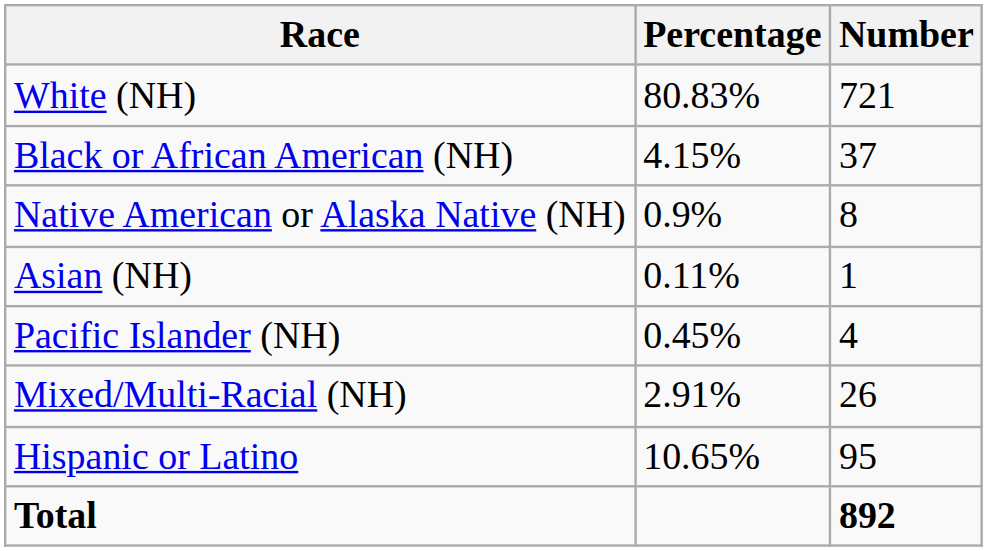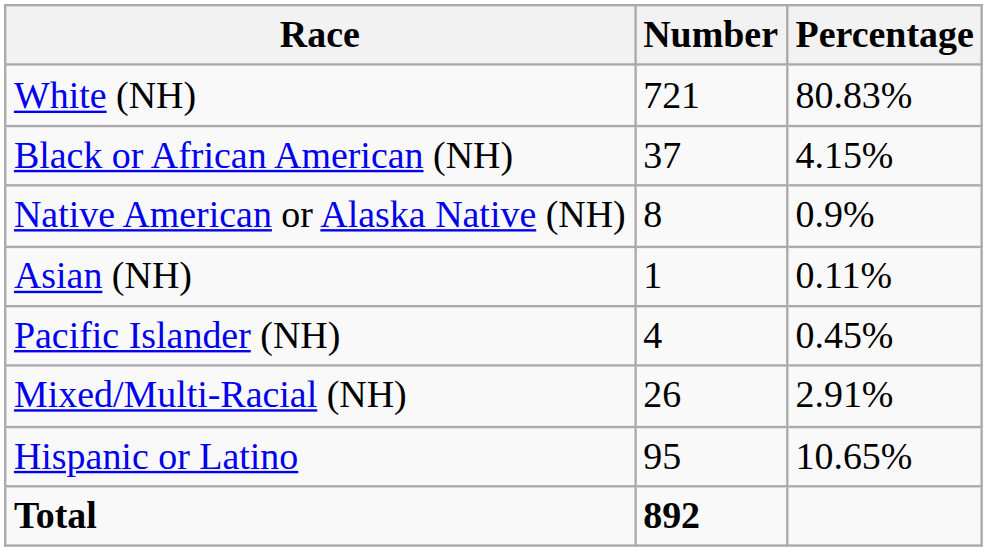columns swapped: (906, 34) <-> (732, 34)
